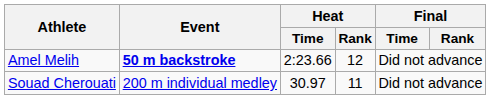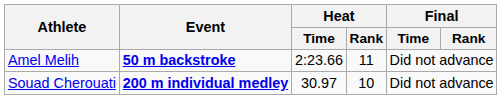(355, 60) 12 -> (366, 60) 11
(200, 83) normal -> (205, 83) bold
(355, 83) 11 -> (366, 83) 10
